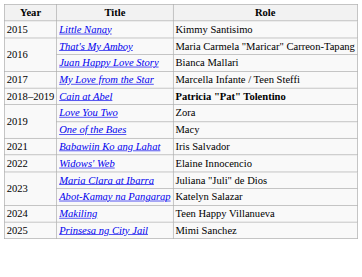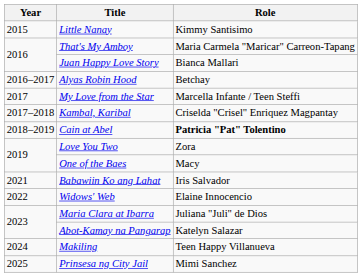+ row: (98, 79)
+ row: (95, 113)
